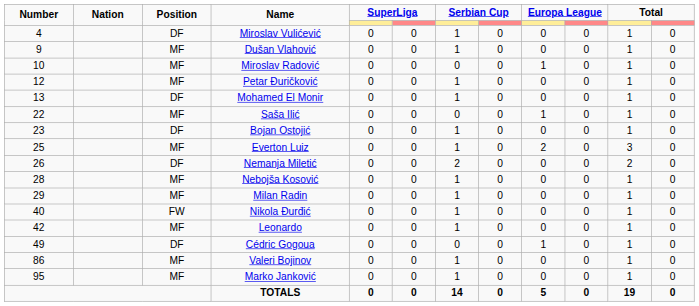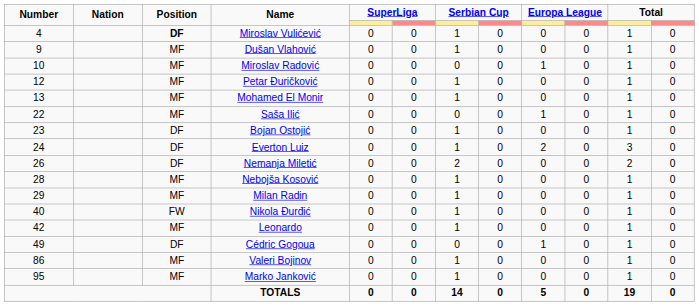(177, 33) normal -> (177, 33) bold
(177, 98) DF -> (177, 98) MF
(39, 147) 25 -> (39, 147) 24
(177, 147) MF -> (177, 147) DF
